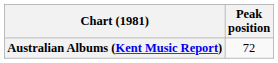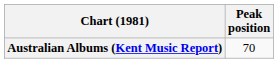(249, 48) 72 -> (249, 48) 70
